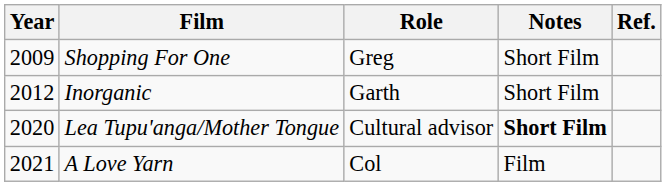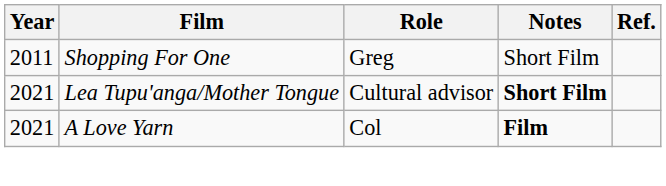(32, 57) 2009 -> (32, 57) 2011
- row: (108, 92)
(32, 127) 2020 -> (32, 92) 2021
(525, 163) normal -> (526, 127) bold
